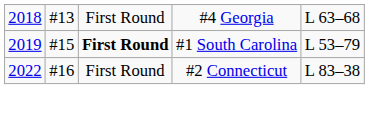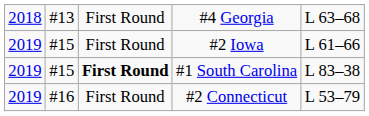+ row: (237, 44)
(332, 44) L 53–79 -> (332, 70) L 83–38
(25, 70) 2022 -> (25, 96) 2019
(332, 70) L 83–38 -> (332, 96) L 53–79
